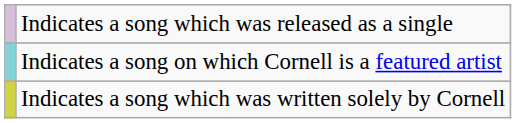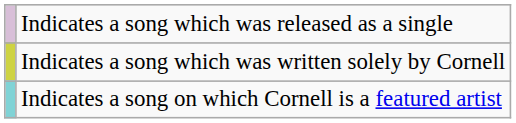rows swapped: (263, 99) <-> (261, 61)
